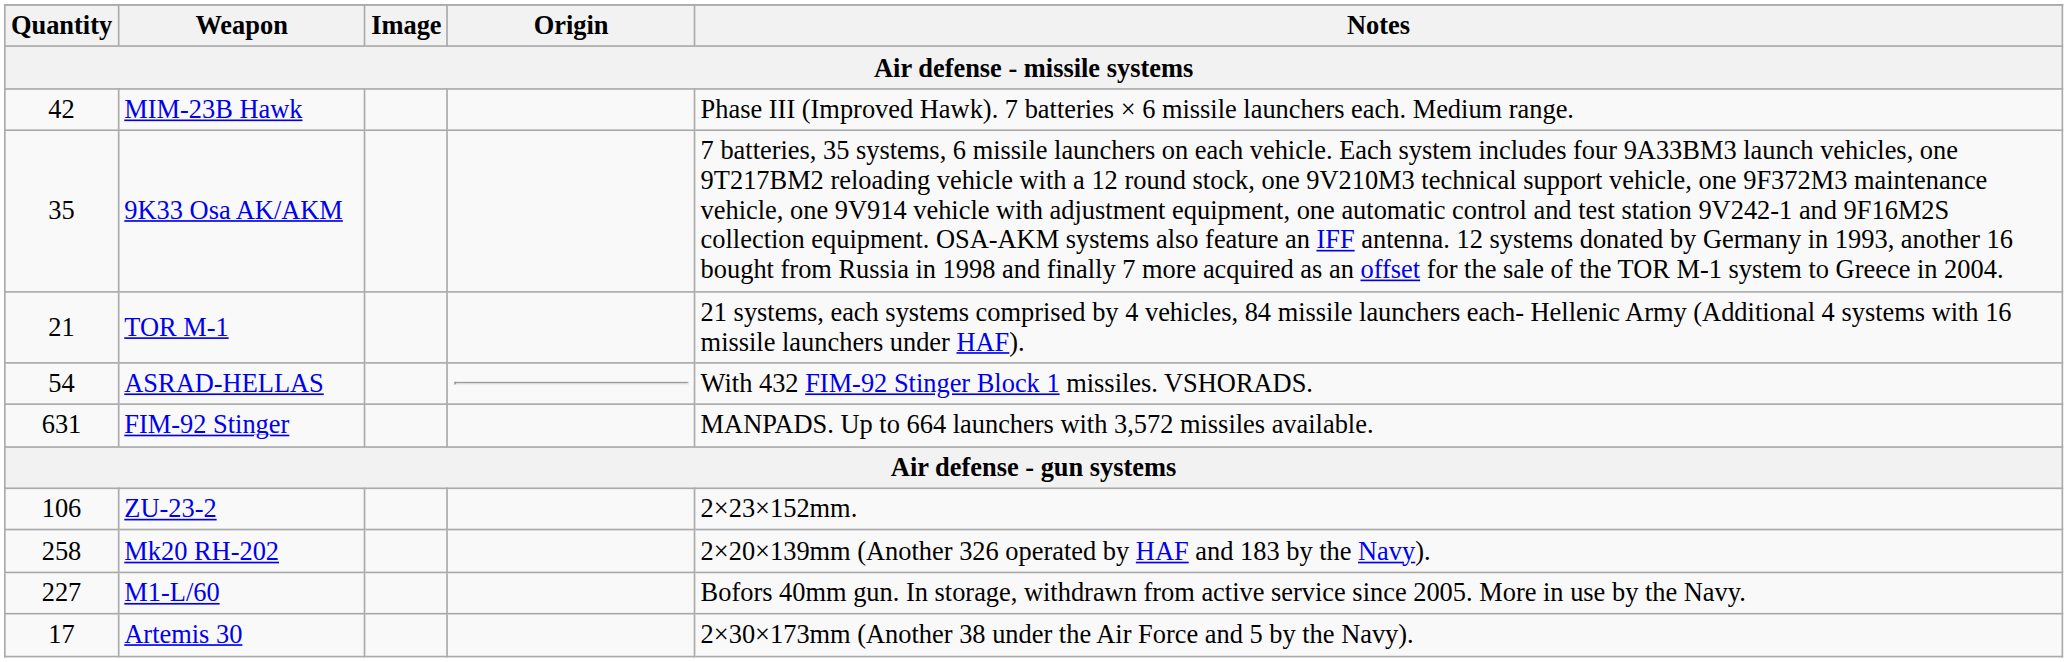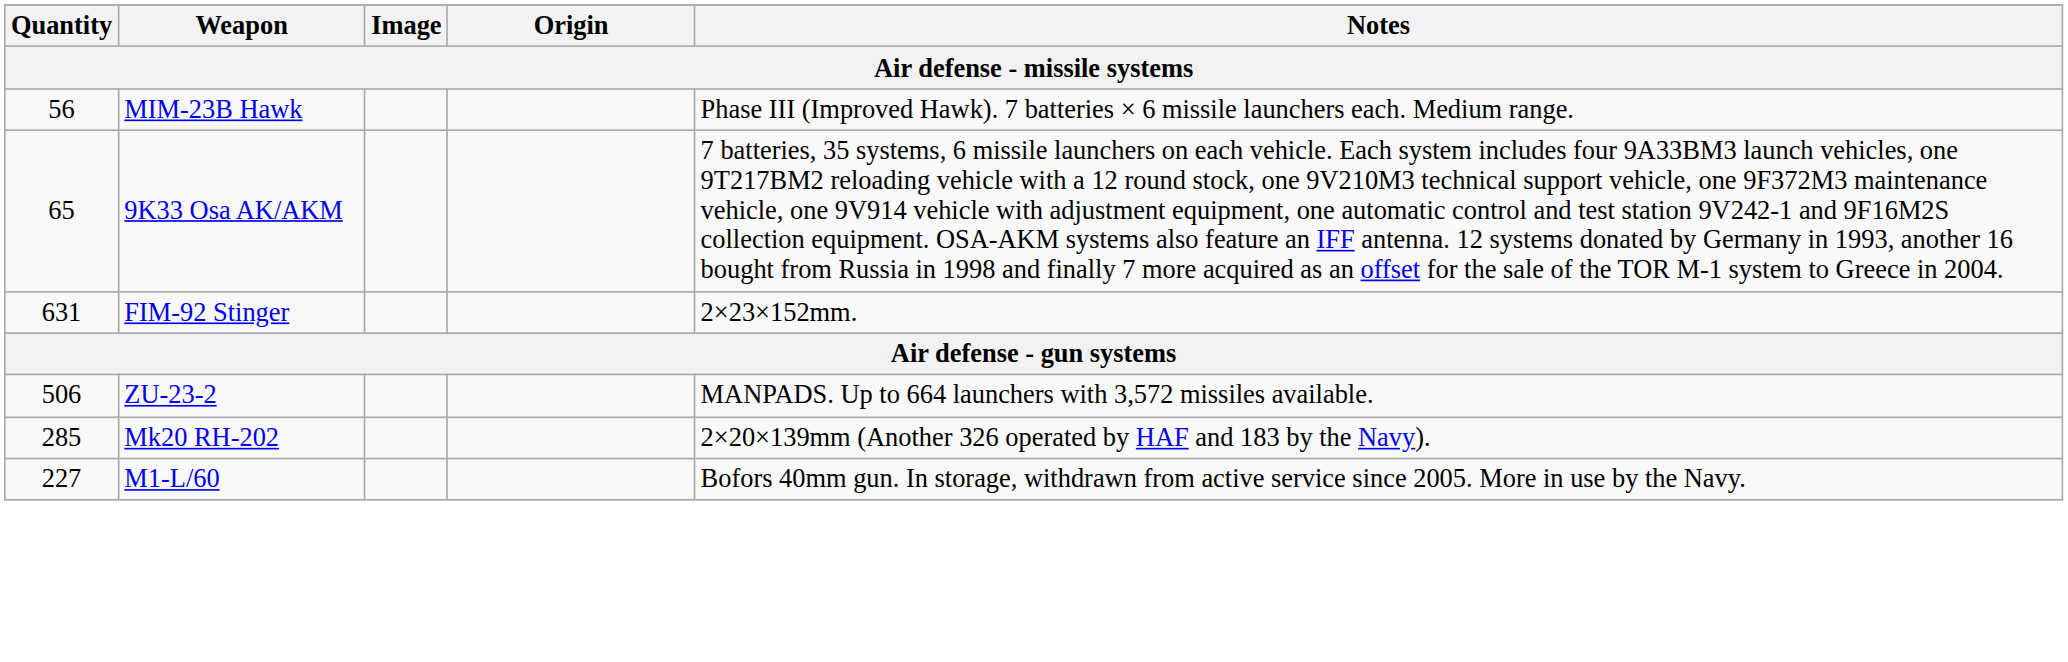(62, 109) 42 -> (62, 109) 56
(62, 210) 35 -> (62, 210) 65
- row: (176, 326)
- row: (224, 383)
(1037, 425) MANPADS. Up to 664 launchers with 3,572 missiles available. -> (779, 311) 2×23×152mm.
(62, 508) 106 -> (62, 395) 506
(779, 508) 2×23×152mm. -> (1037, 395) MANPADS. Up to 664 launchers with 3,572 missiles available.
(62, 550) 258 -> (62, 437) 285
- row: (183, 634)
